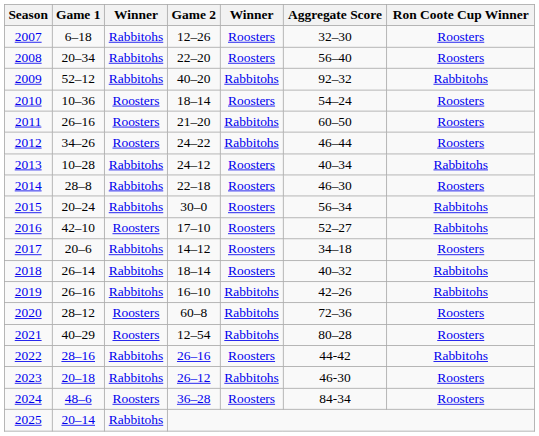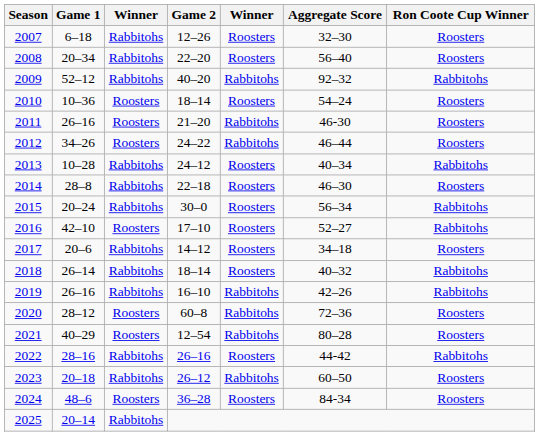(335, 121) 60–50 -> (335, 121) 46-30
(335, 377) 46-30 -> (335, 377) 60–50
